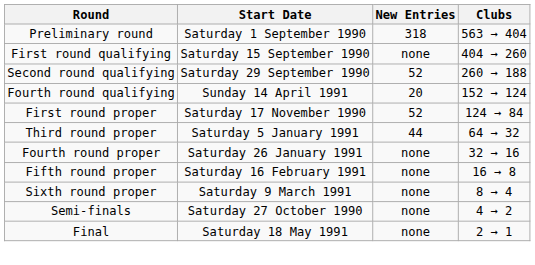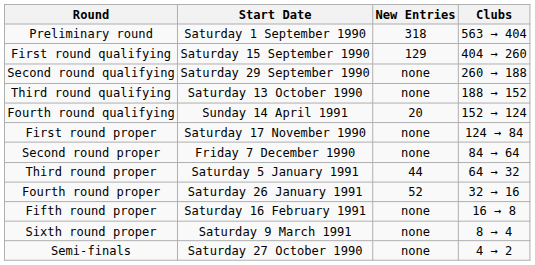(416, 54) none -> (416, 54) 129
(416, 73) 52 -> (416, 73) none
+ row: (91, 93)
(416, 113) 52 -> (416, 133) none
+ row: (91, 152)
(416, 152) none -> (416, 192) 52
- row: (91, 231)
